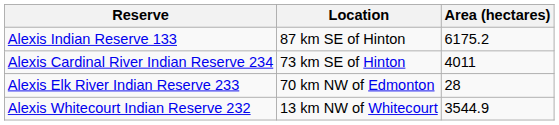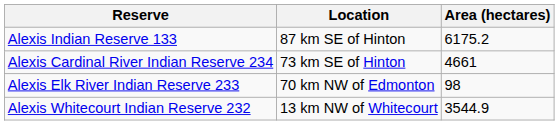(460, 62) 4011 -> (461, 62) 4661
(453, 85) 28 -> (453, 85) 98
